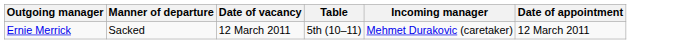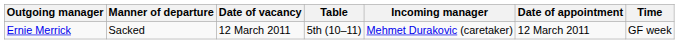+ column: (650, 13)
